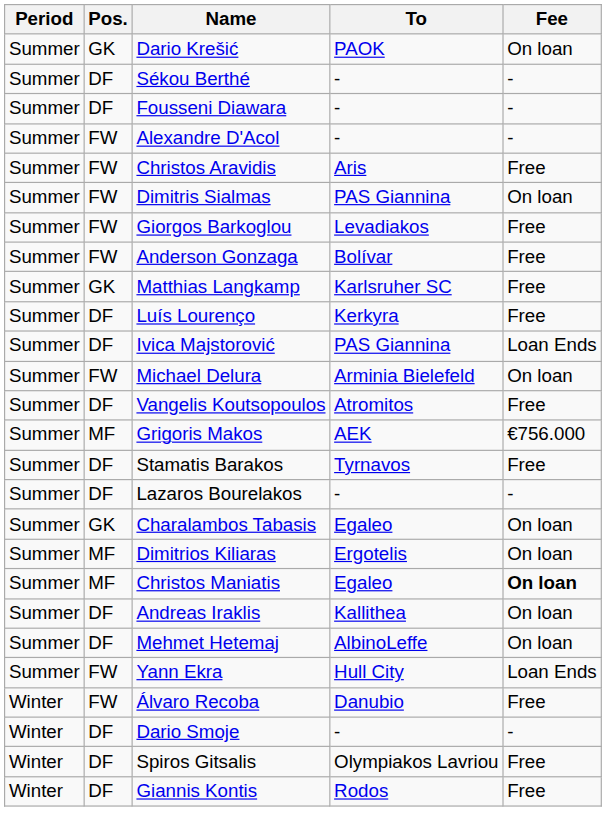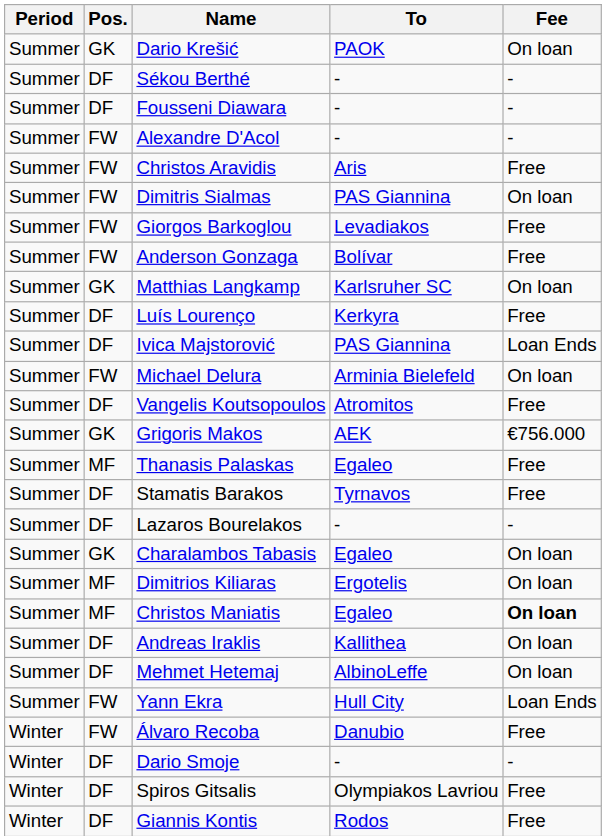(526, 286) Free -> (540, 286) On loan
(102, 434) MF -> (102, 434) GK
+ row: (215, 464)
